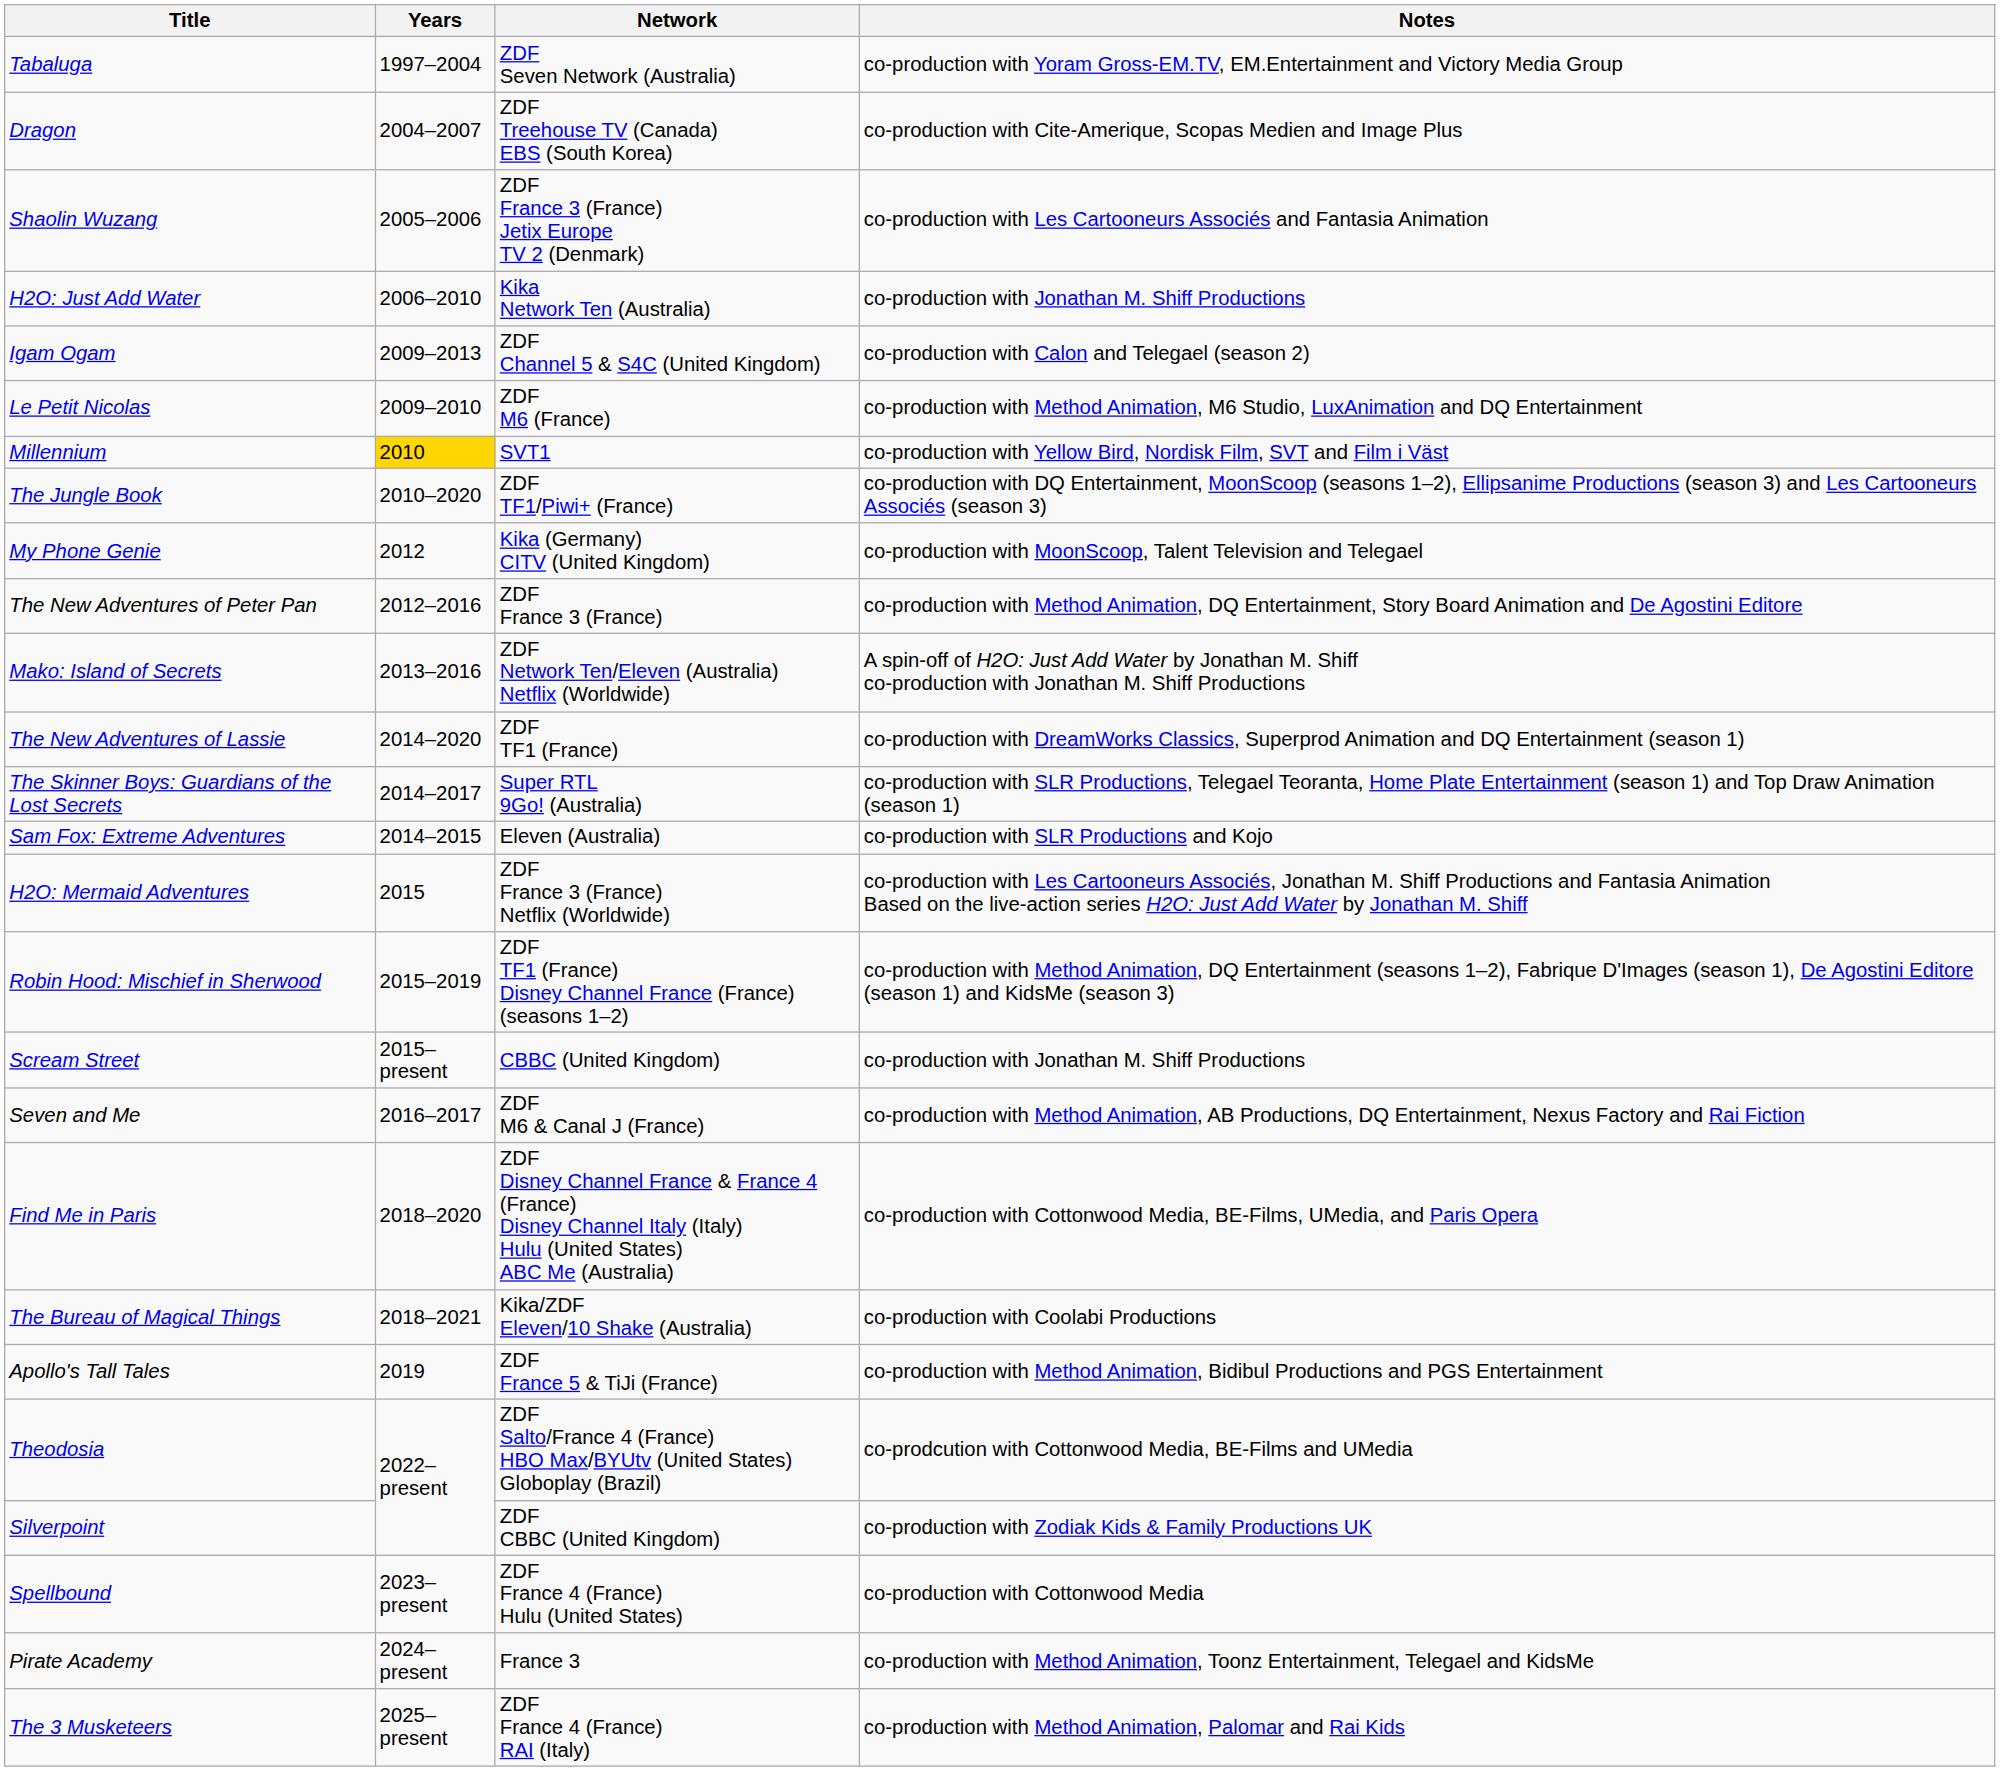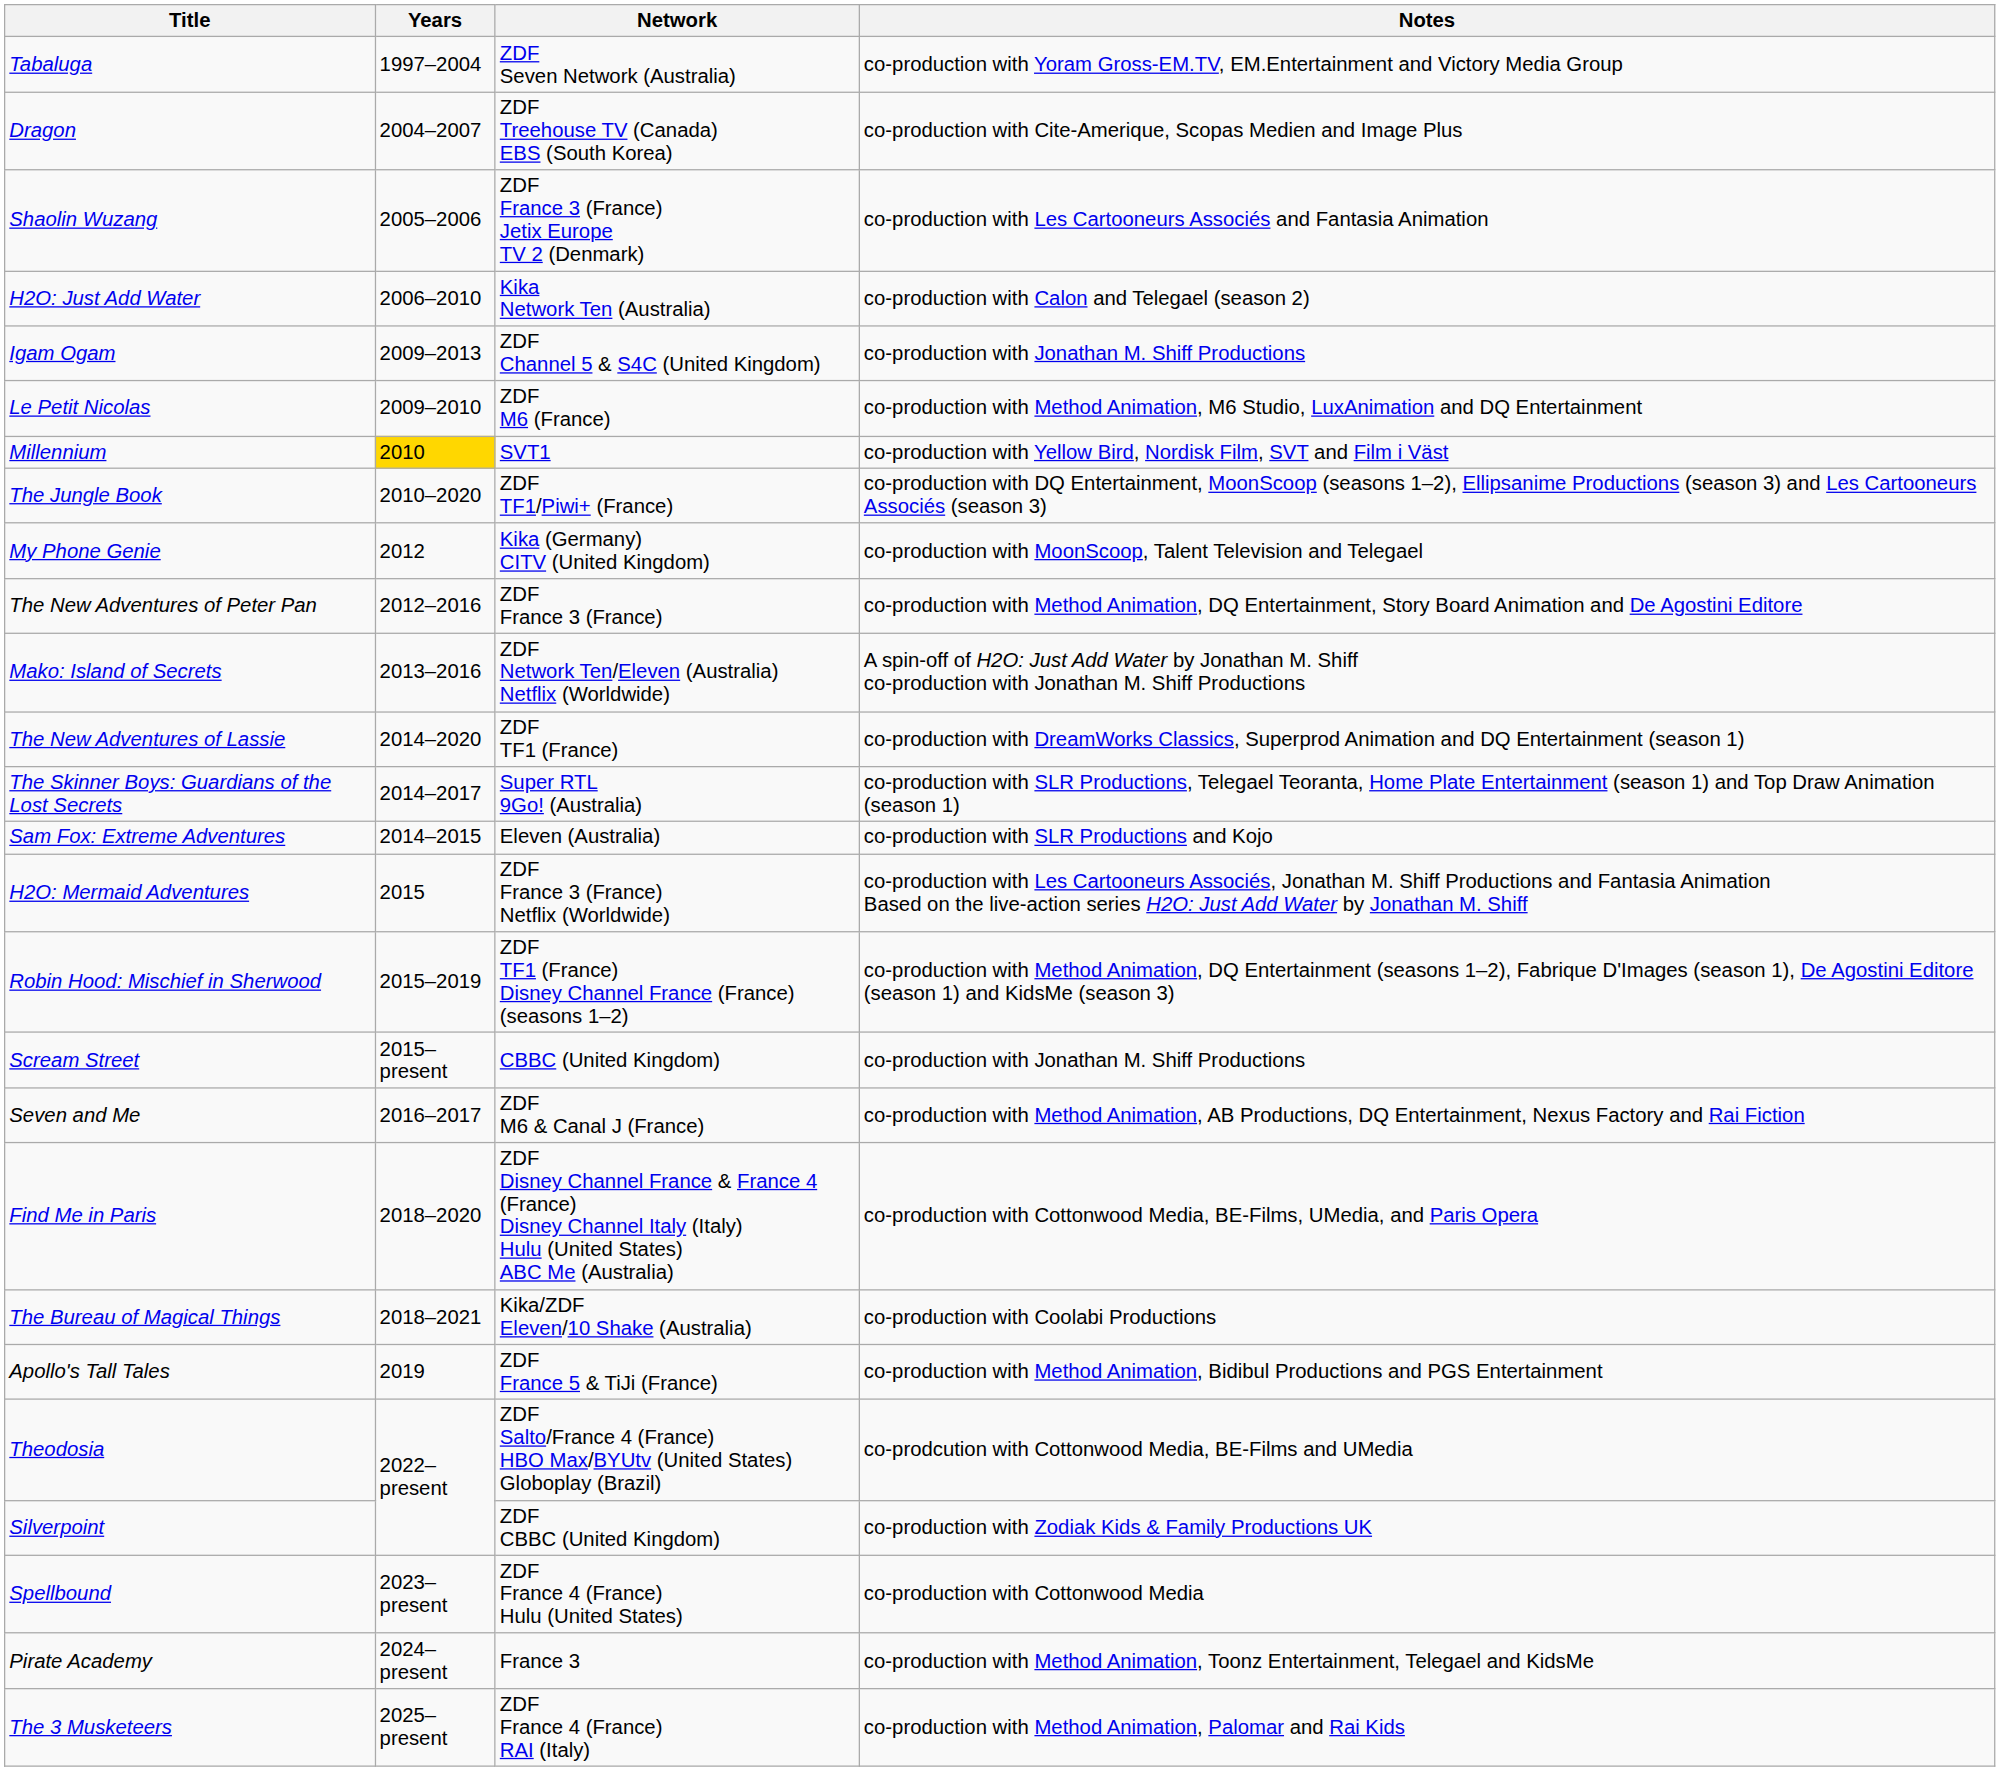(1084, 298) co-production with Jonathan M. Shiff Productions -> (1087, 298) co-production with Calon and Telegael (season 2)
(1087, 353) co-production with Calon and Telegael (season 2) -> (1084, 353) co-production with Jonathan M. Shiff Productions
